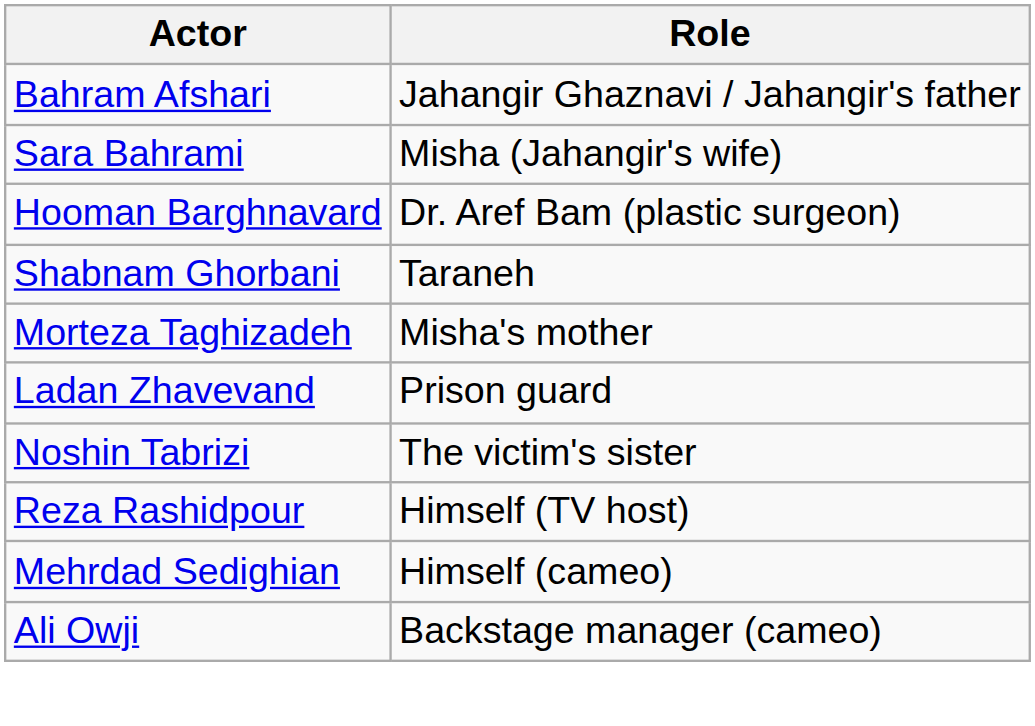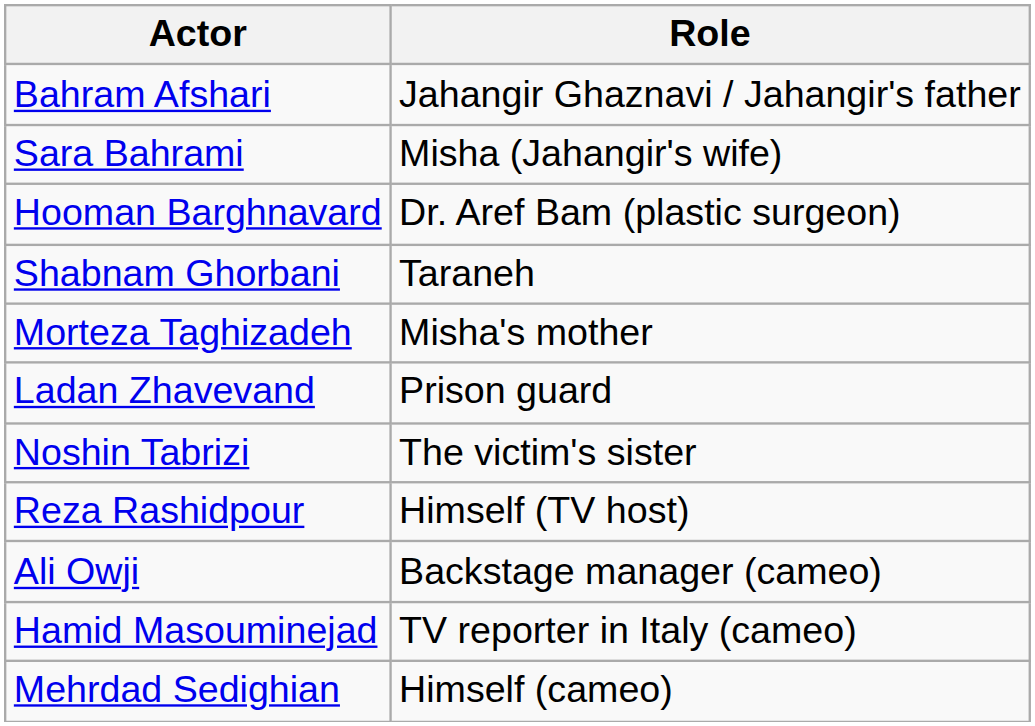rows swapped: (77, 630) <-> (177, 570)
+ row: (196, 630)
